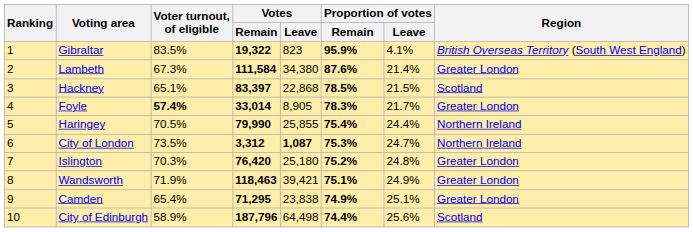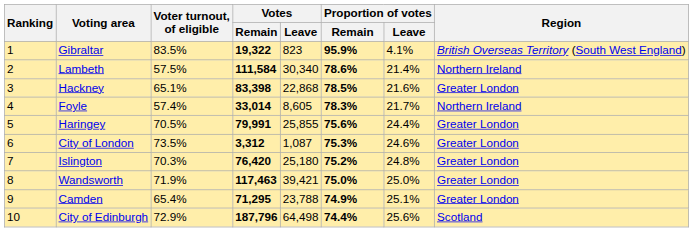(170, 69) 67.3% -> (170, 69) 57.5%
(301, 69) 34,380 -> (301, 69) 30,340
(341, 69) 87.6% -> (341, 69) 78.6%
(478, 69) Greater London -> (479, 69) Northern Ireland
(253, 87) 83,397 -> (253, 87) 83,398
(403, 87) 21.5% -> (403, 87) 21.6%
(460, 87) Scotland -> (478, 87) Greater London
(170, 106) bold -> (170, 106) normal
(297, 106) 8,905 -> (297, 106) 8,605
(478, 106) Greater London -> (479, 106) Northern Ireland
(253, 124) 79,990 -> (253, 124) 79,991
(341, 124) 75.4% -> (341, 124) 75.6%
(479, 124) Northern Ireland -> (478, 124) Greater London
(297, 143) bold -> (297, 143) normal
(403, 143) 24.7% -> (403, 143) 24.6%
(479, 143) Northern Ireland -> (478, 143) Greater London
(256, 180) 118,463 -> (256, 180) 117,463
(341, 180) 75.1% -> (341, 180) 75.0%
(403, 180) 24.9% -> (403, 180) 25.0%
(301, 198) 23,838 -> (301, 198) 23,788
(170, 217) 58.9% -> (170, 217) 72.9%
